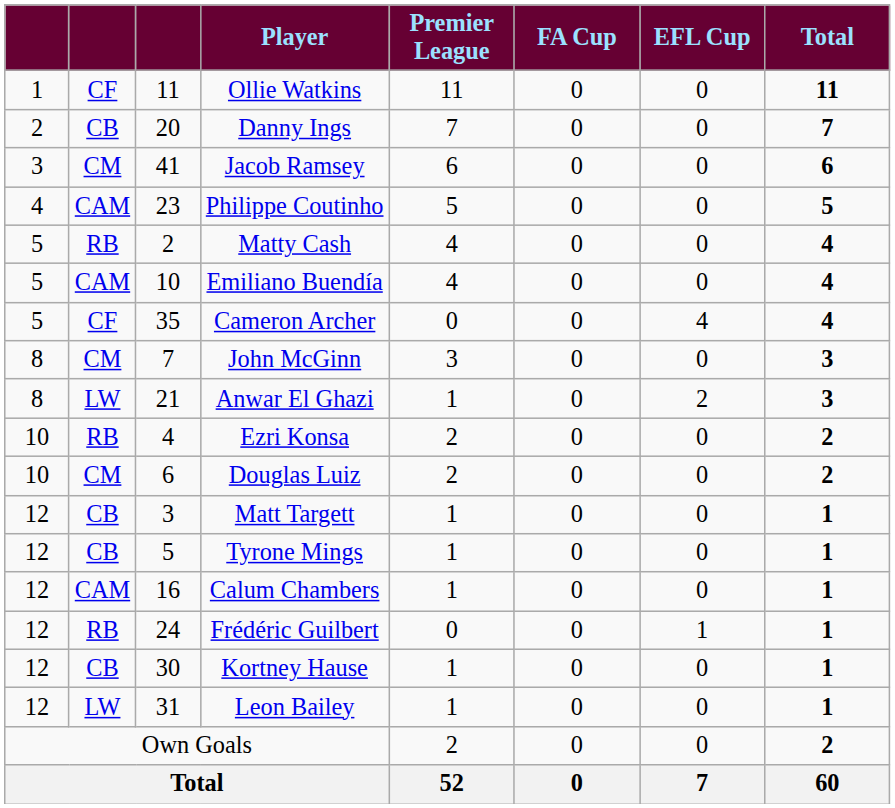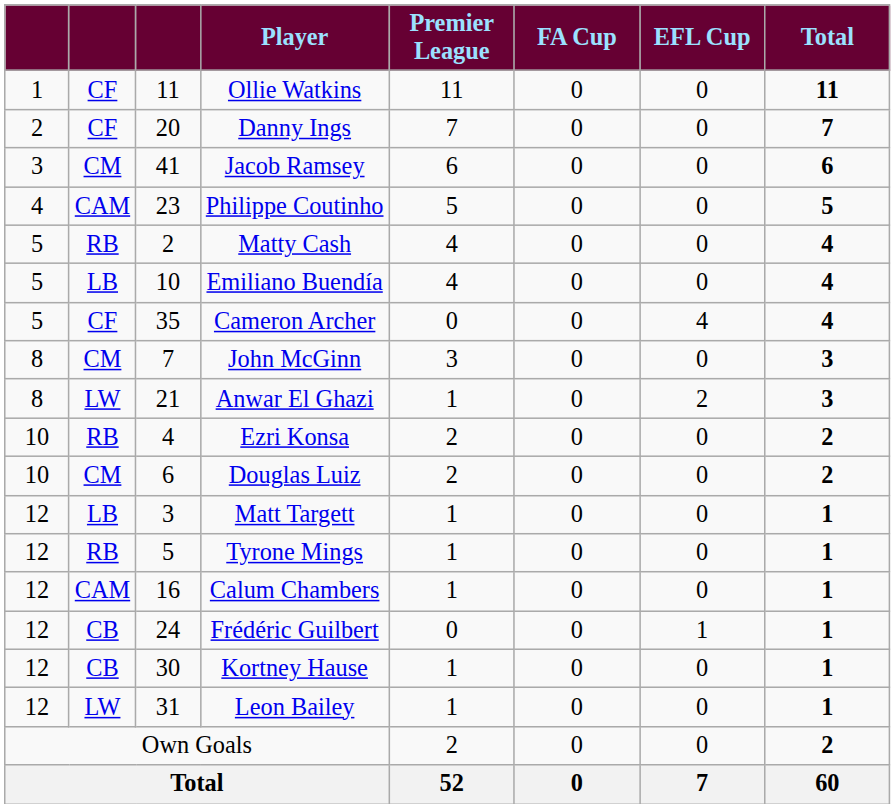(102, 128) CB -> (102, 128) CF
(102, 282) CAM -> (102, 282) LB
(102, 513) CB -> (102, 513) LB
(102, 552) CB -> (102, 552) RB
(102, 629) RB -> (102, 629) CB
